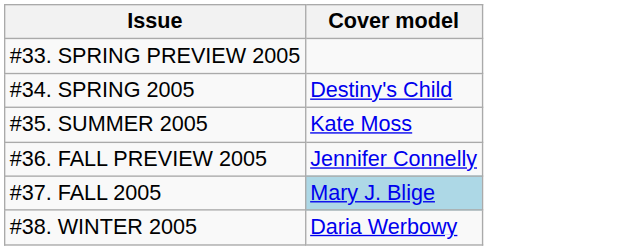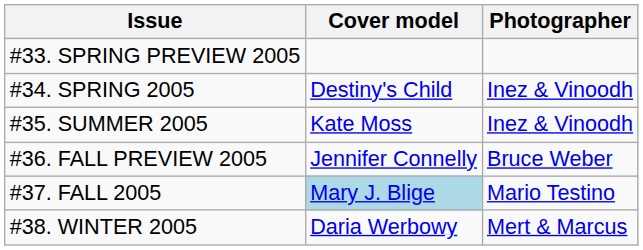+ column: (560, 21)
